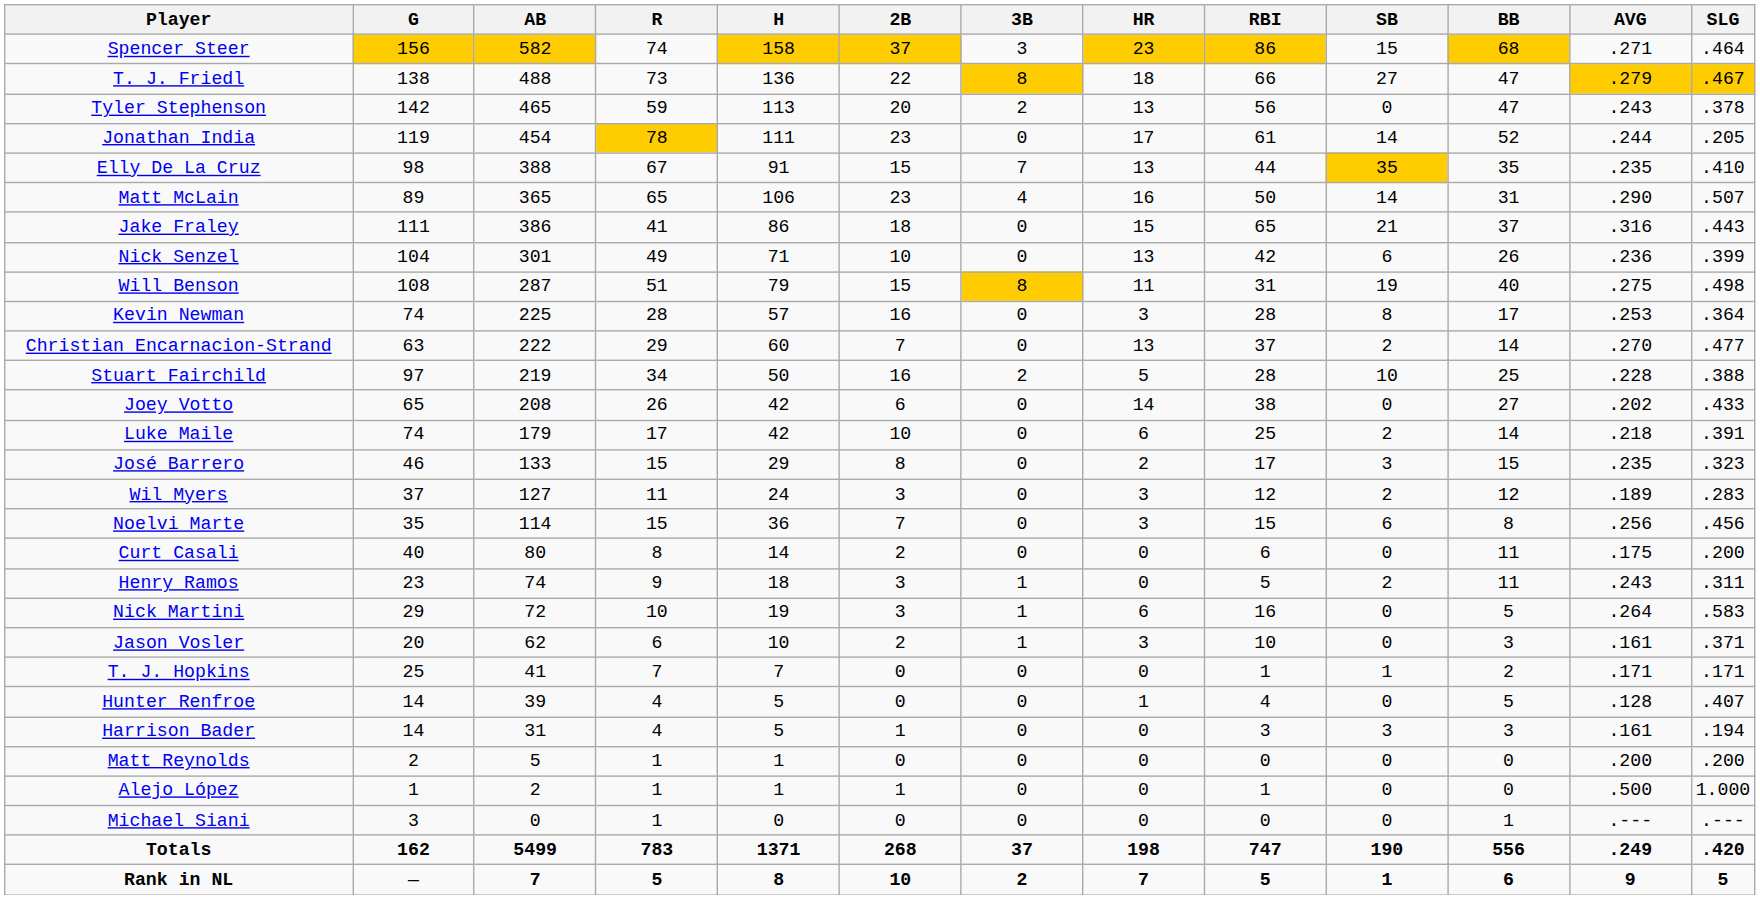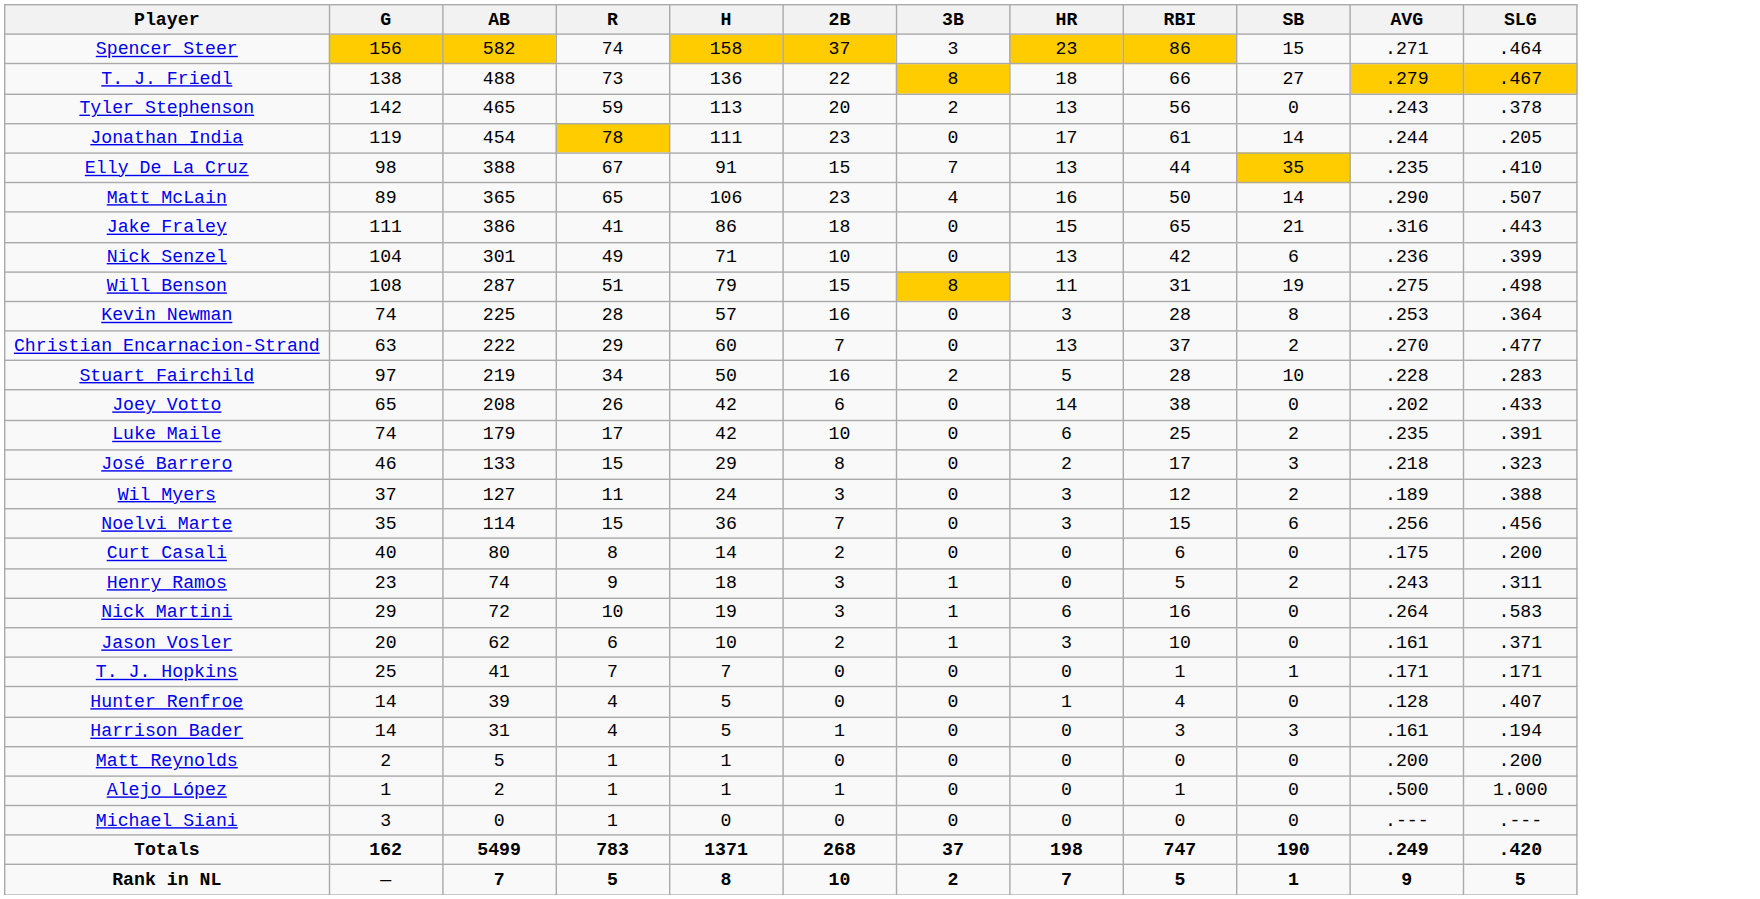- column: (1509, 20)
(1723, 375) .388 -> (1520, 375) .283
(1630, 435) .218 -> (1407, 435) .235
(1630, 464) .235 -> (1407, 464) .218
(1723, 494) .283 -> (1520, 494) .388
